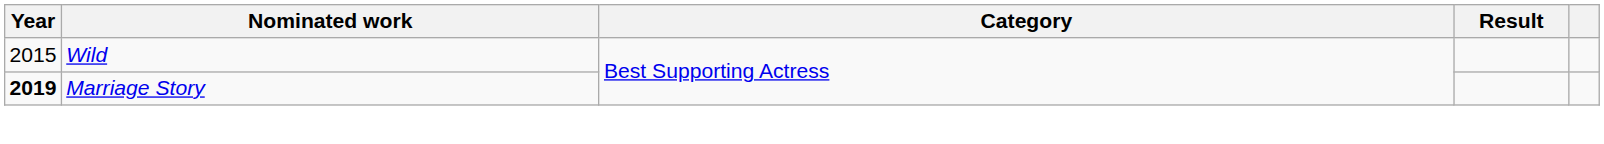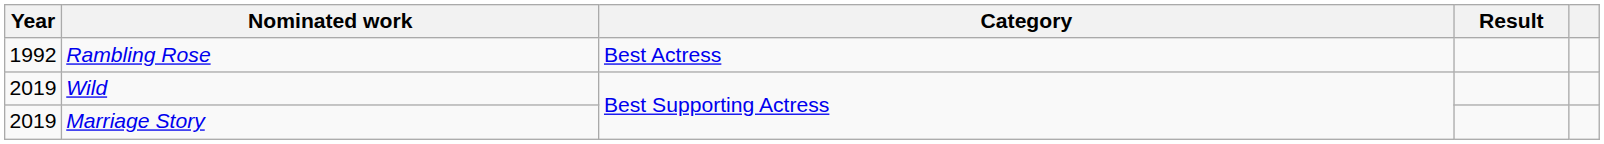+ row: (138, 54)
(33, 54) 2015 -> (33, 88) 2019
(33, 88) bold -> (33, 121) normal
